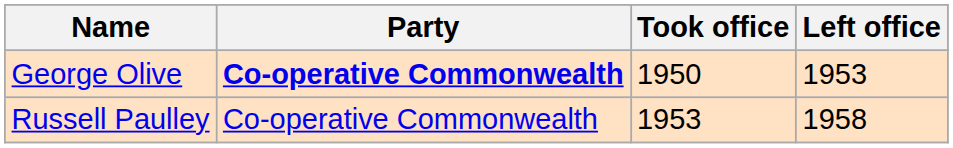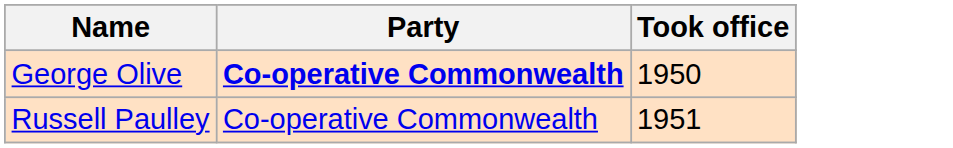- column: (872, 27)
(669, 119) 1953 -> (669, 119) 1951
